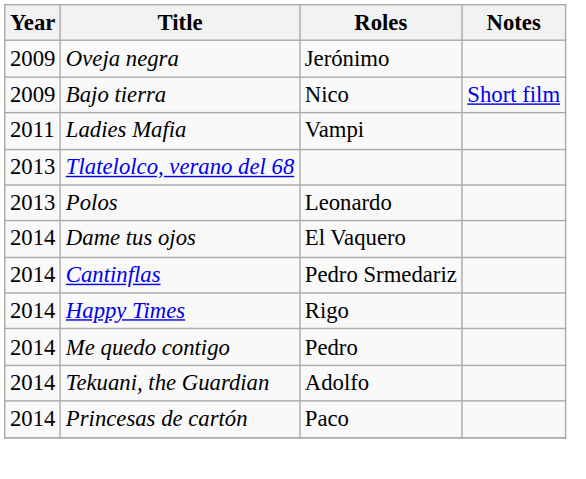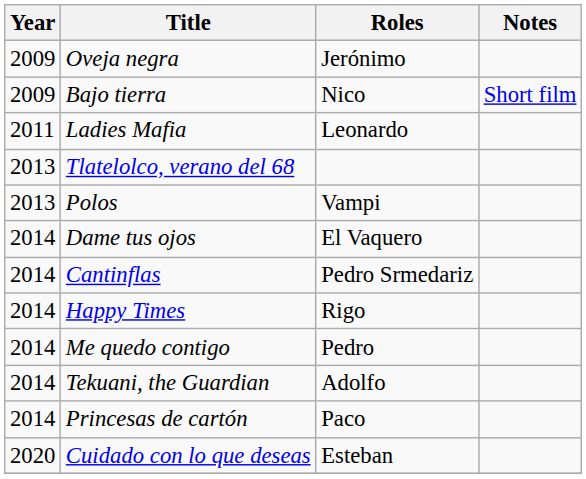(334, 130) Vampi -> (365, 130) Leonardo
(348, 202) Leonardo -> (351, 202) Vampi
+ row: (188, 454)
